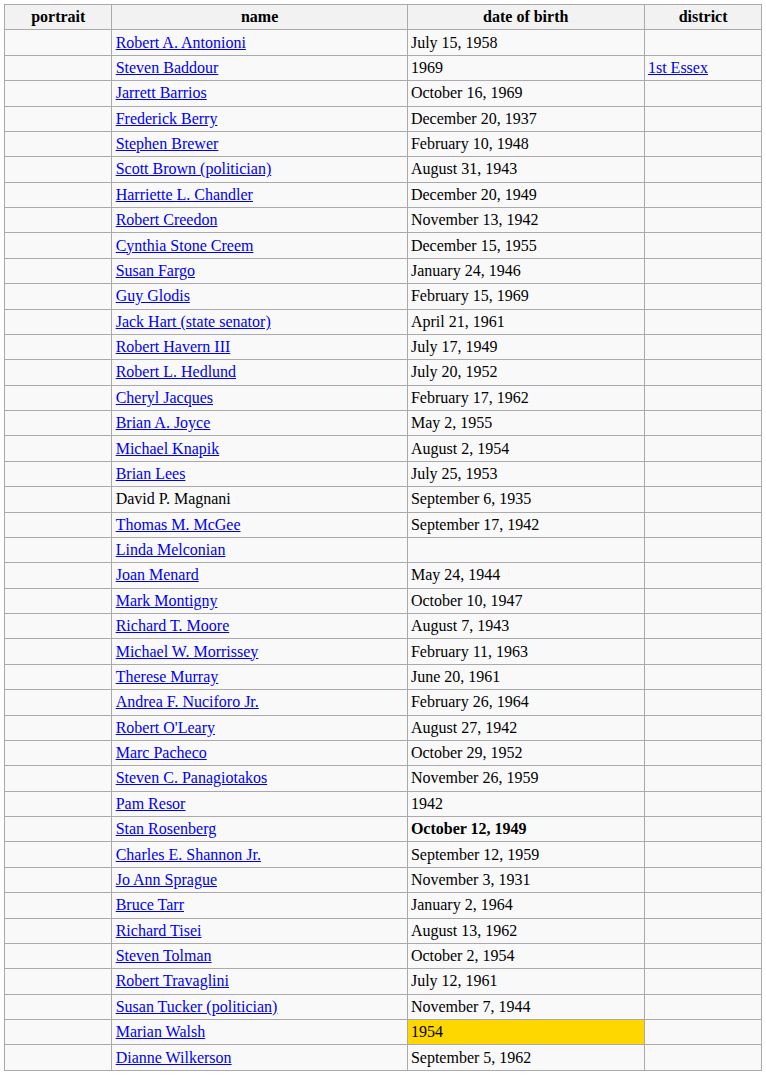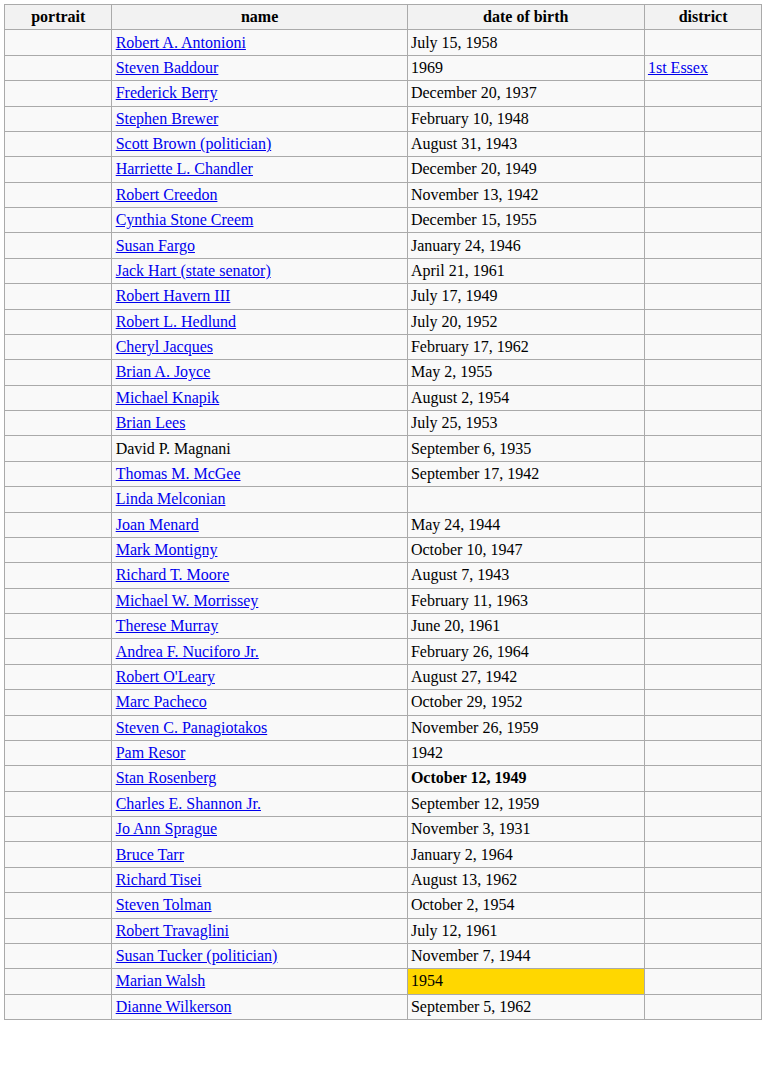- row: (161, 93)
- row: (153, 296)
